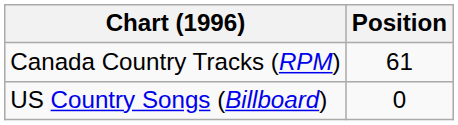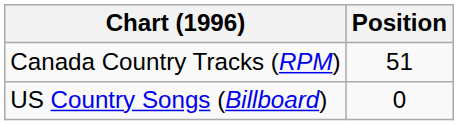(399, 61) 61 -> (399, 61) 51
